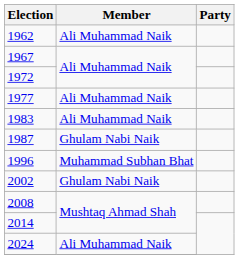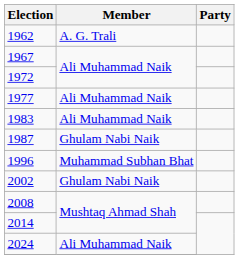(116, 35) Ali Muhammad Naik -> (88, 35) A. G. Trali
